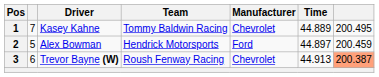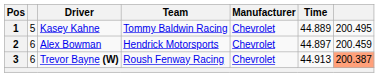(32, 28) 7 -> (32, 28) 5
(32, 44) 5 -> (32, 44) 6
(242, 44) Ford -> (254, 44) Chevrolet
